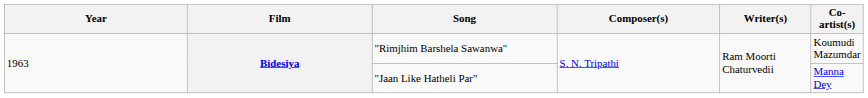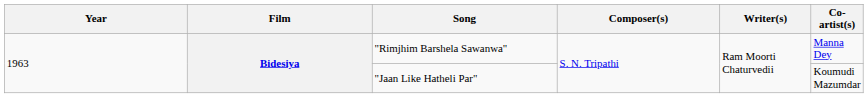(837, 48) Koumudi Mazumdar -> (829, 48) Manna Dey
(829, 78) Manna Dey -> (837, 78) Koumudi Mazumdar
